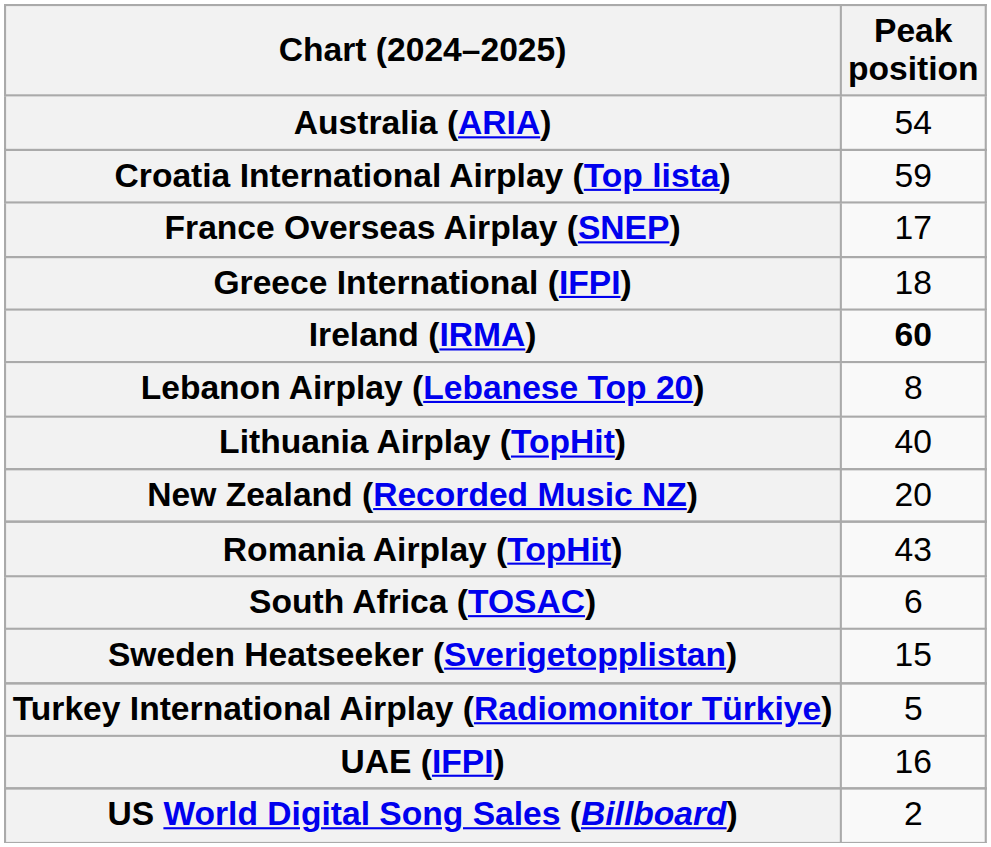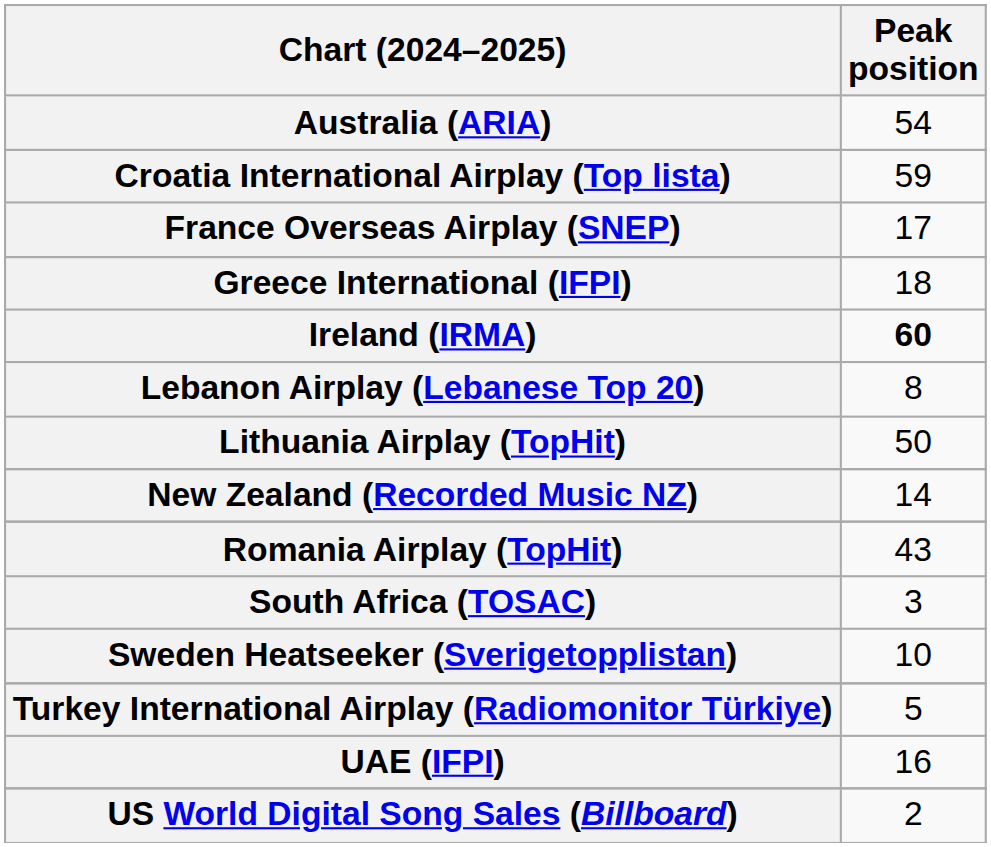(913, 441) 40 -> (913, 441) 50
(913, 495) 20 -> (913, 495) 14
(913, 601) 6 -> (913, 601) 3
(913, 655) 15 -> (913, 655) 10
